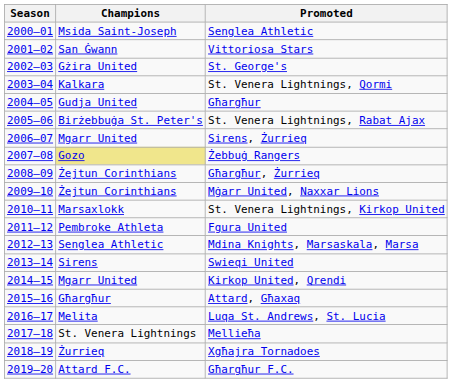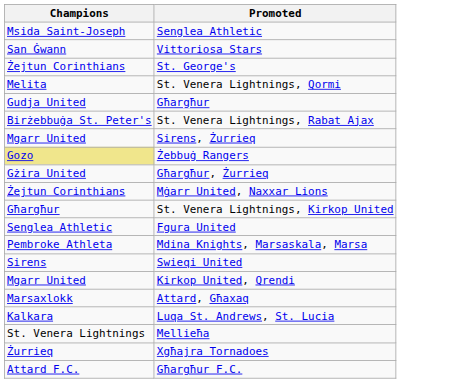- column: (30, 13)
(98, 67) Gżira United -> (66, 67) Żejtun Corinthians
(81, 85) Kalkara -> (27, 85) Melita
(117, 173) Żejtun Corinthians -> (46, 173) Gżira United
(91, 209) Marsaxlokk -> (33, 209) Għargħur
(111, 227) Pembroke Athleta -> (60, 227) Senglea Athletic
(111, 245) Senglea Athletic -> (60, 245) Pembroke Athleta
(85, 298) Għargħur -> (40, 298) Marsaxlokk
(78, 316) Melita -> (30, 316) Kalkara
